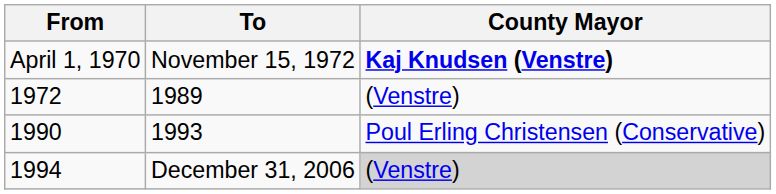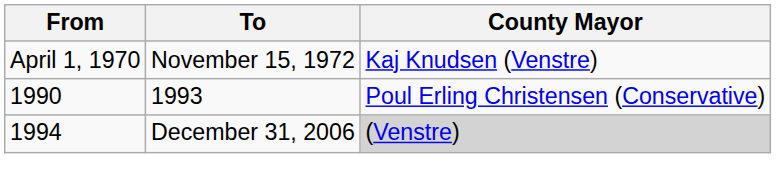(489, 59) bold -> (482, 59) normal
- row: (177, 96)
